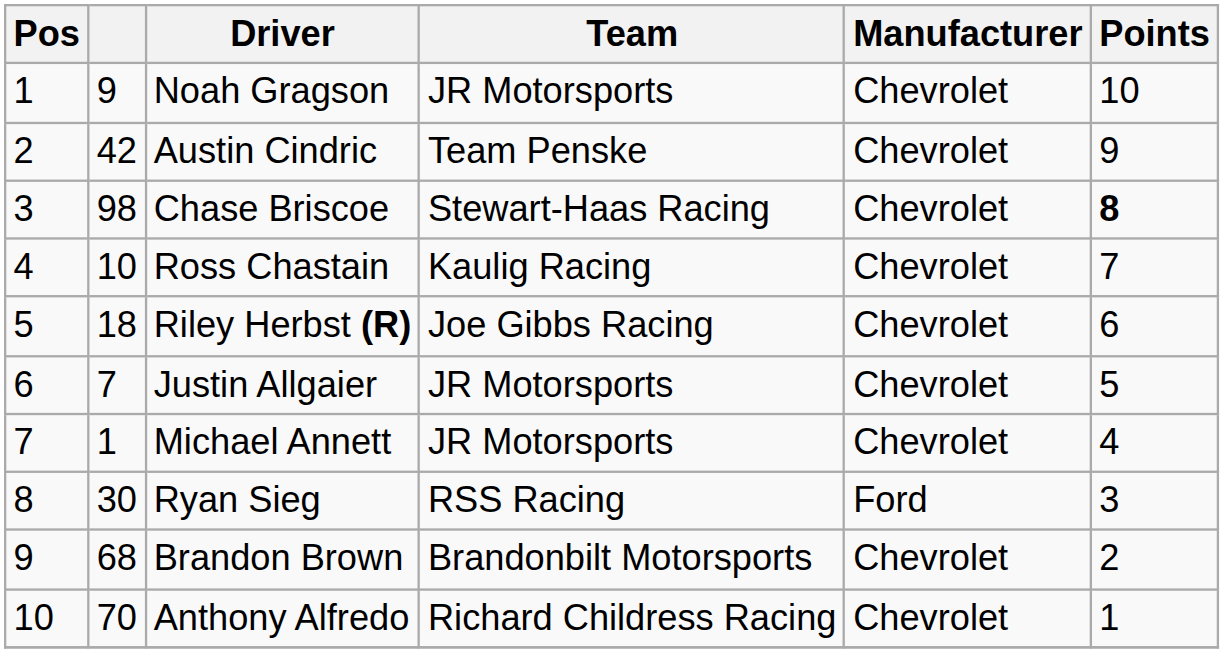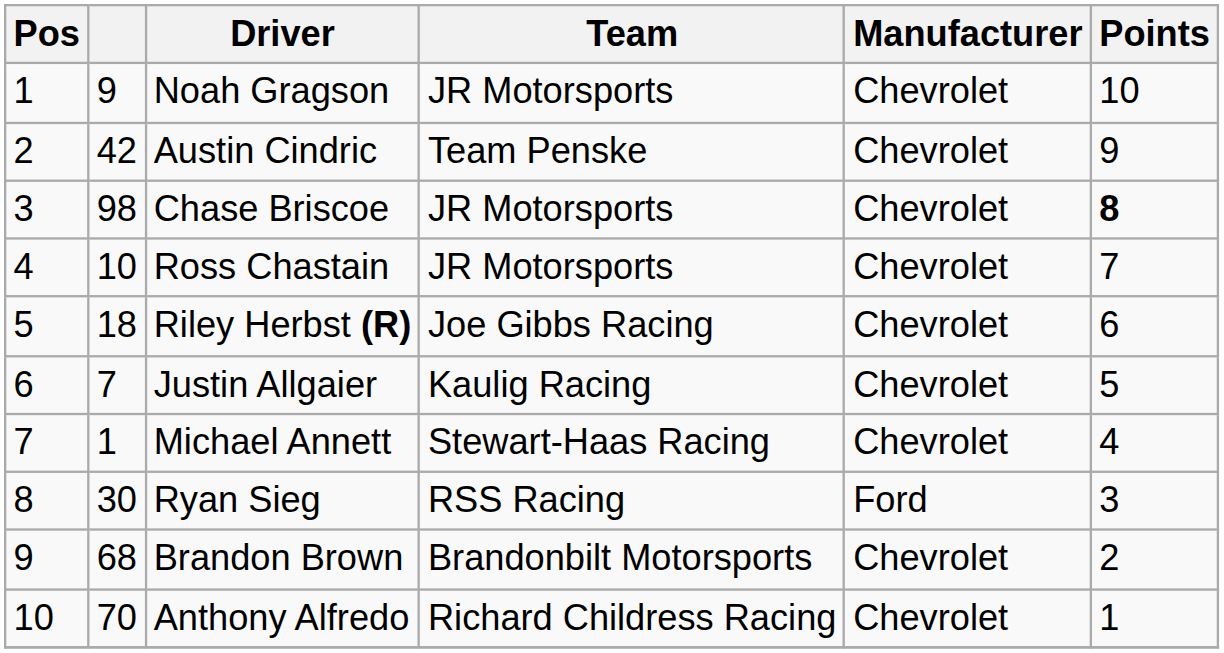(599, 208) Stewart-Haas Racing -> (551, 208) JR Motorsports
(540, 266) Kaulig Racing -> (551, 266) JR Motorsports
(551, 383) JR Motorsports -> (540, 383) Kaulig Racing
(551, 441) JR Motorsports -> (599, 441) Stewart-Haas Racing
